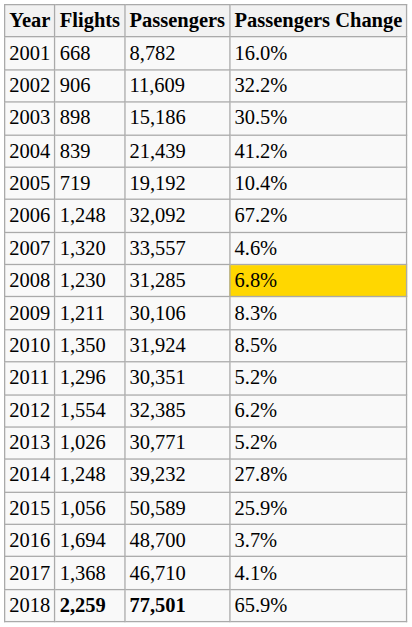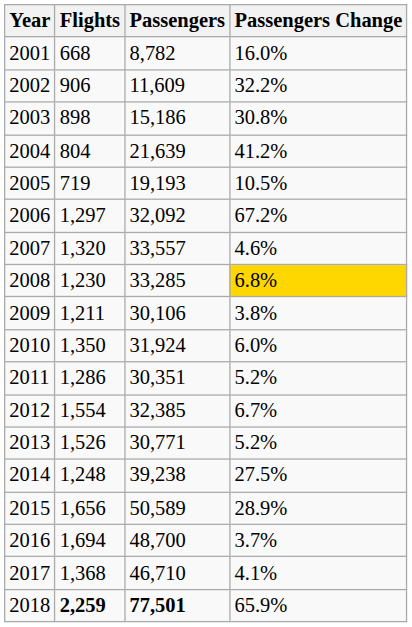(261, 118) 30.5% -> (261, 118) 30.8%
(75, 150) 839 -> (75, 150) 804
(158, 150) 21,439 -> (158, 150) 21,639
(158, 183) 19,192 -> (158, 183) 19,193
(261, 183) 10.4% -> (261, 183) 10.5%
(83, 215) 1,248 -> (83, 215) 1,297
(158, 280) 31,285 -> (158, 280) 33,285
(256, 313) 8.3% -> (256, 313) 3.8%
(256, 345) 8.5% -> (256, 345) 6.0%
(83, 378) 1,296 -> (83, 378) 1,286
(256, 410) 6.2% -> (256, 410) 6.7%
(83, 442) 1,026 -> (83, 442) 1,526
(158, 475) 39,232 -> (158, 475) 39,238
(261, 475) 27.8% -> (261, 475) 27.5%
(83, 507) 1,056 -> (83, 507) 1,656
(261, 507) 25.9% -> (261, 507) 28.9%
